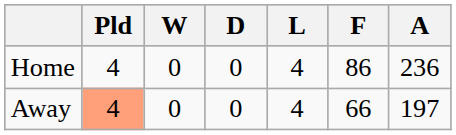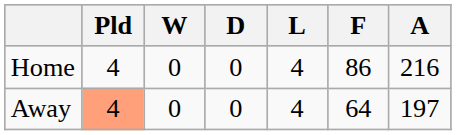(420, 66) 236 -> (420, 66) 216
(358, 108) 66 -> (358, 108) 64
